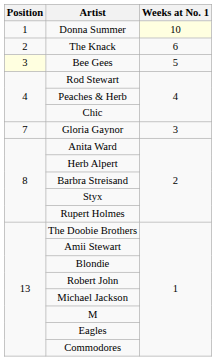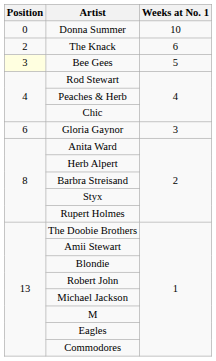(25, 29) 1 -> (25, 29) 0
(175, 29) lightyellow background -> (175, 29) no background
(25, 130) 7 -> (25, 130) 6
